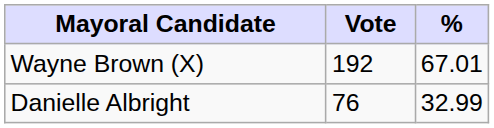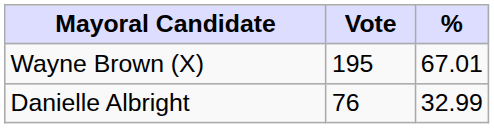(353, 63) 192 -> (353, 63) 195
